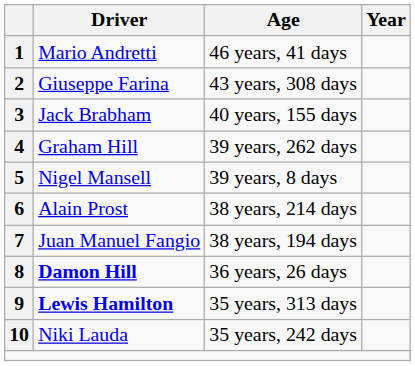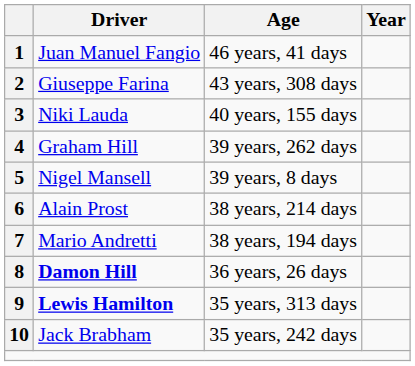(97, 51) Mario Andretti -> (119, 51) Juan Manuel Fangio
(95, 114) Jack Brabham -> (83, 114) Niki Lauda
(119, 240) Juan Manuel Fangio -> (97, 240) Mario Andretti
(83, 334) Niki Lauda -> (95, 334) Jack Brabham
